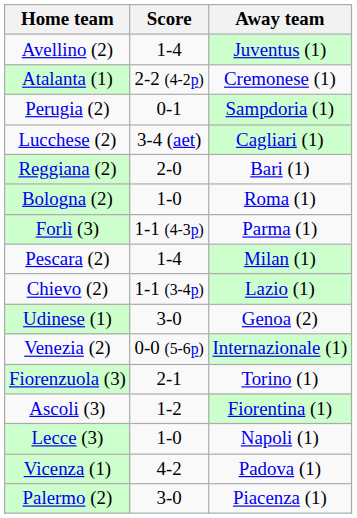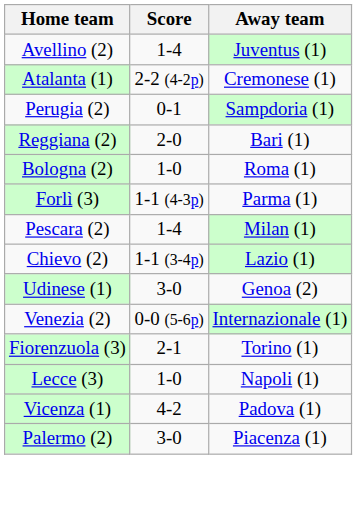- row: (67, 139)
- row: (67, 408)
